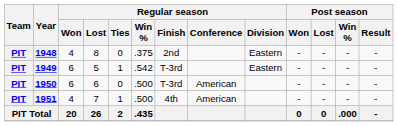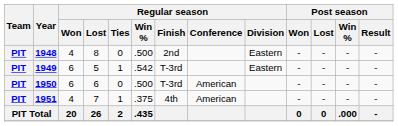(143, 53) .375 -> (143, 53) .500
(143, 99) .500 -> (143, 99) .375
